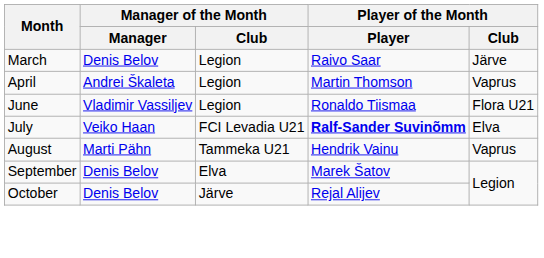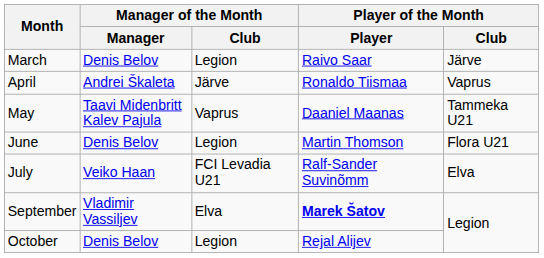(220, 82) Legion -> (212, 82) Järve
(362, 82) Martin Thomson -> (354, 82) Ronaldo Tiismaa
+ row: (21, 112)
(138, 104) Vladimir Vassiljev -> (121, 143) Denis Belov
(363, 104) Ronaldo Tiismaa -> (353, 143) Martin Thomson
(388, 127) bold -> (340, 173) normal
- row: (30, 149)
(121, 171) Denis Belov -> (110, 211) Vladimir Vassiljev
(350, 171) normal -> (343, 211) bold
(216, 194) Järve -> (216, 241) Legion
